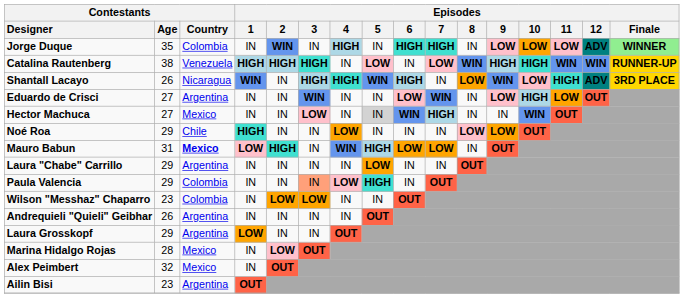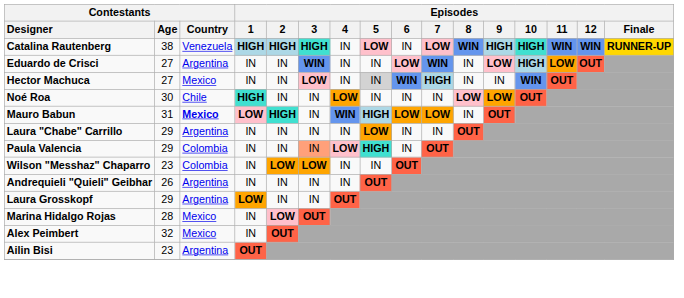- row: (40, 47)
- row: (48, 81)
(167, 132) 29 -> (167, 98) 30
